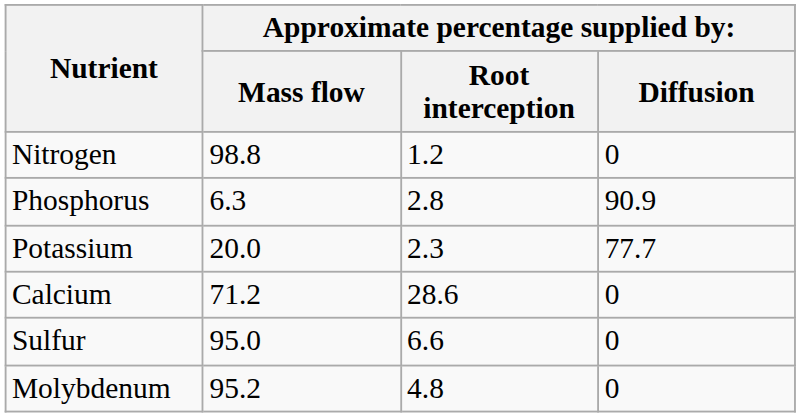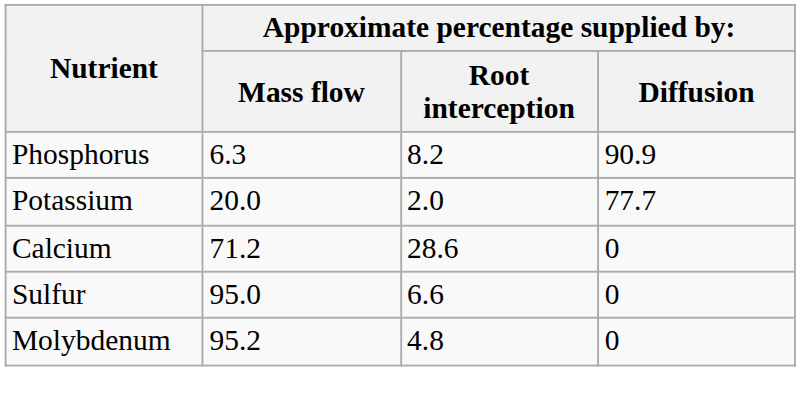- row: (64, 154)
(425, 201) 2.8 -> (425, 154) 8.2
(425, 247) 2.3 -> (425, 201) 2.0
